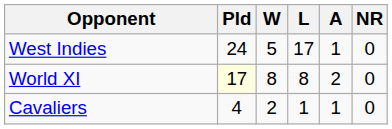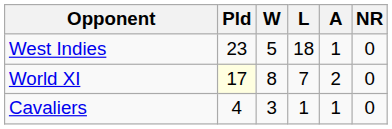(237, 49) 24 -> (237, 49) 23
(304, 49) 17 -> (304, 49) 18
(304, 78) 8 -> (304, 78) 7
(272, 108) 2 -> (272, 108) 3
